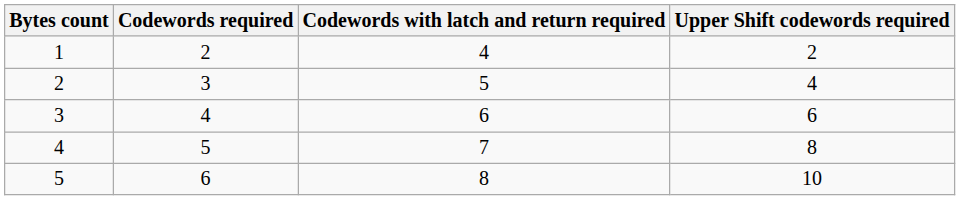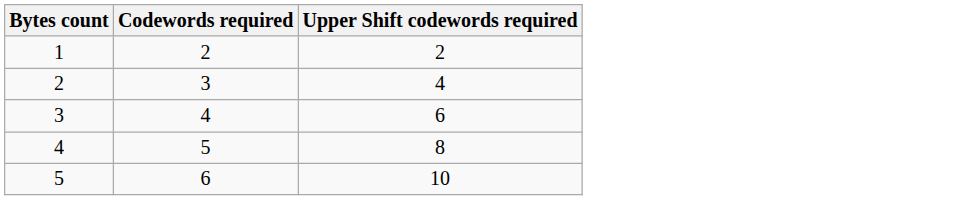- column: (484, 20)
